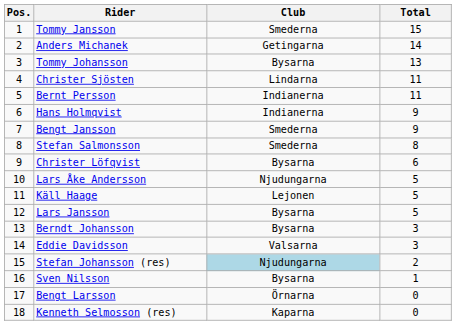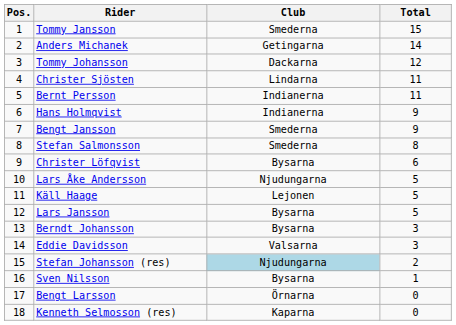(293, 63) Bysarna -> (293, 63) Dackarna
(416, 63) 13 -> (416, 63) 12
